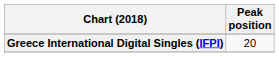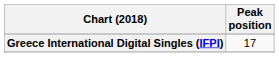(250, 43) 20 -> (250, 43) 17
